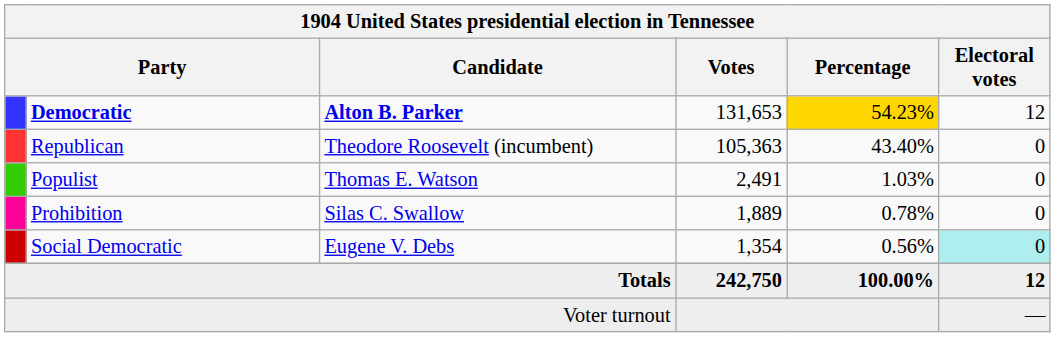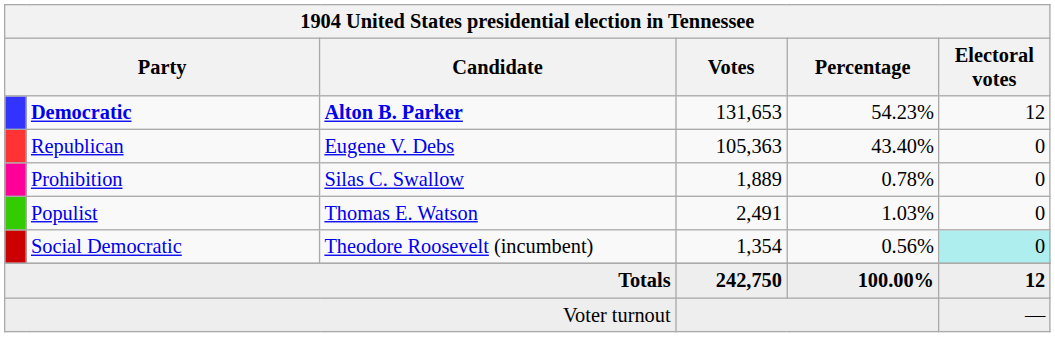(903, 112) gold background -> (903, 112) no background
(459, 146) Theodore Roosevelt (incumbent) -> (389, 146) Eugene V. Debs
rows swapped: (64, 179) <-> (77, 213)
(389, 247) Eugene V. Debs -> (459, 247) Theodore Roosevelt (incumbent)
